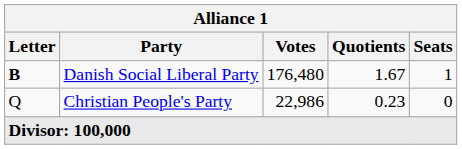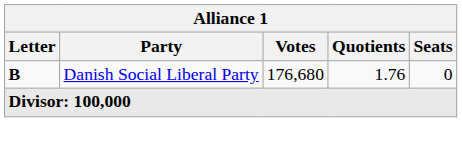(295, 74) 176,480 -> (295, 74) 176,680
(390, 74) 1.67 -> (390, 74) 1.76
(448, 74) 1 -> (448, 74) 0
- row: (148, 102)
